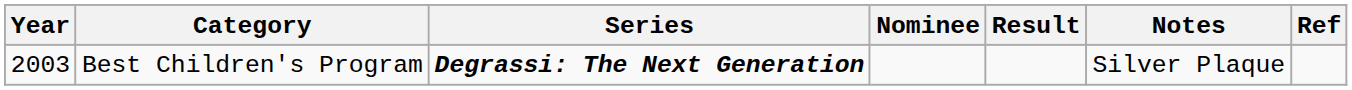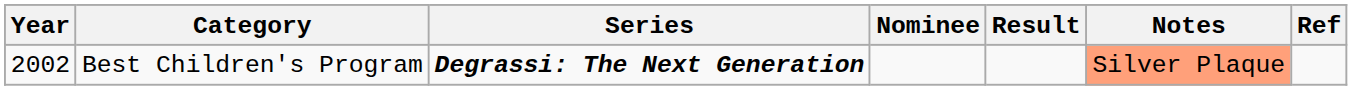(40, 65) 2003 -> (40, 65) 2002
(1189, 65) no background -> (1189, 65) lightsalmon background
